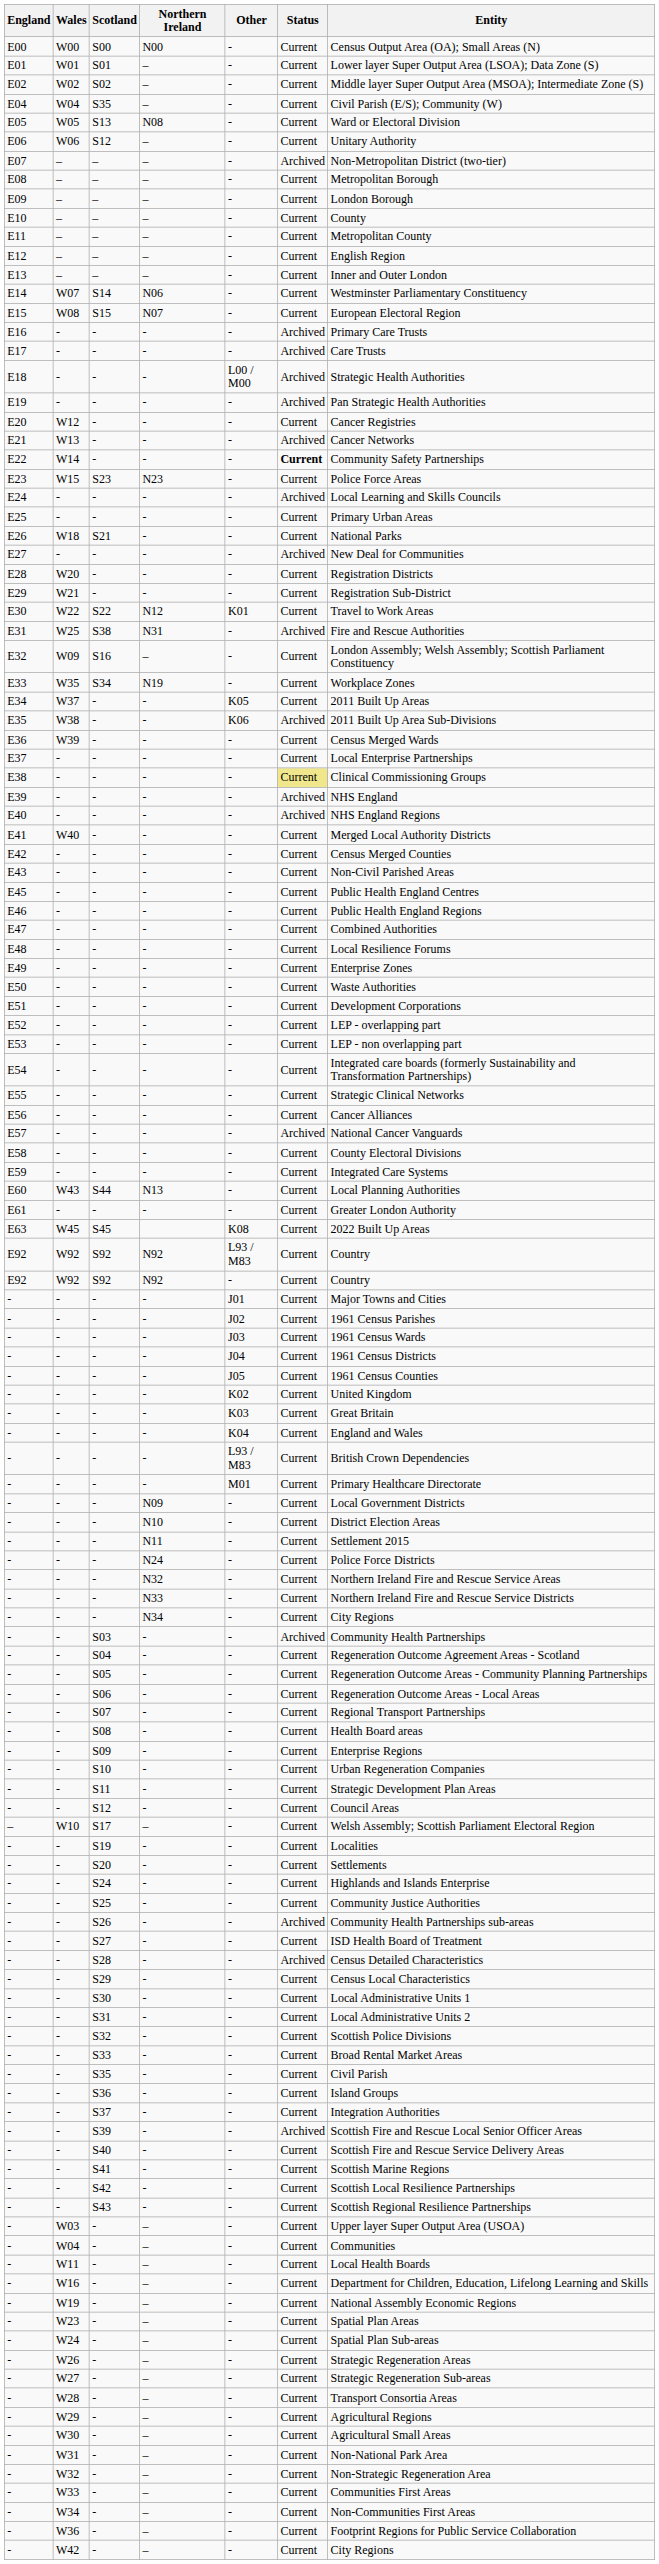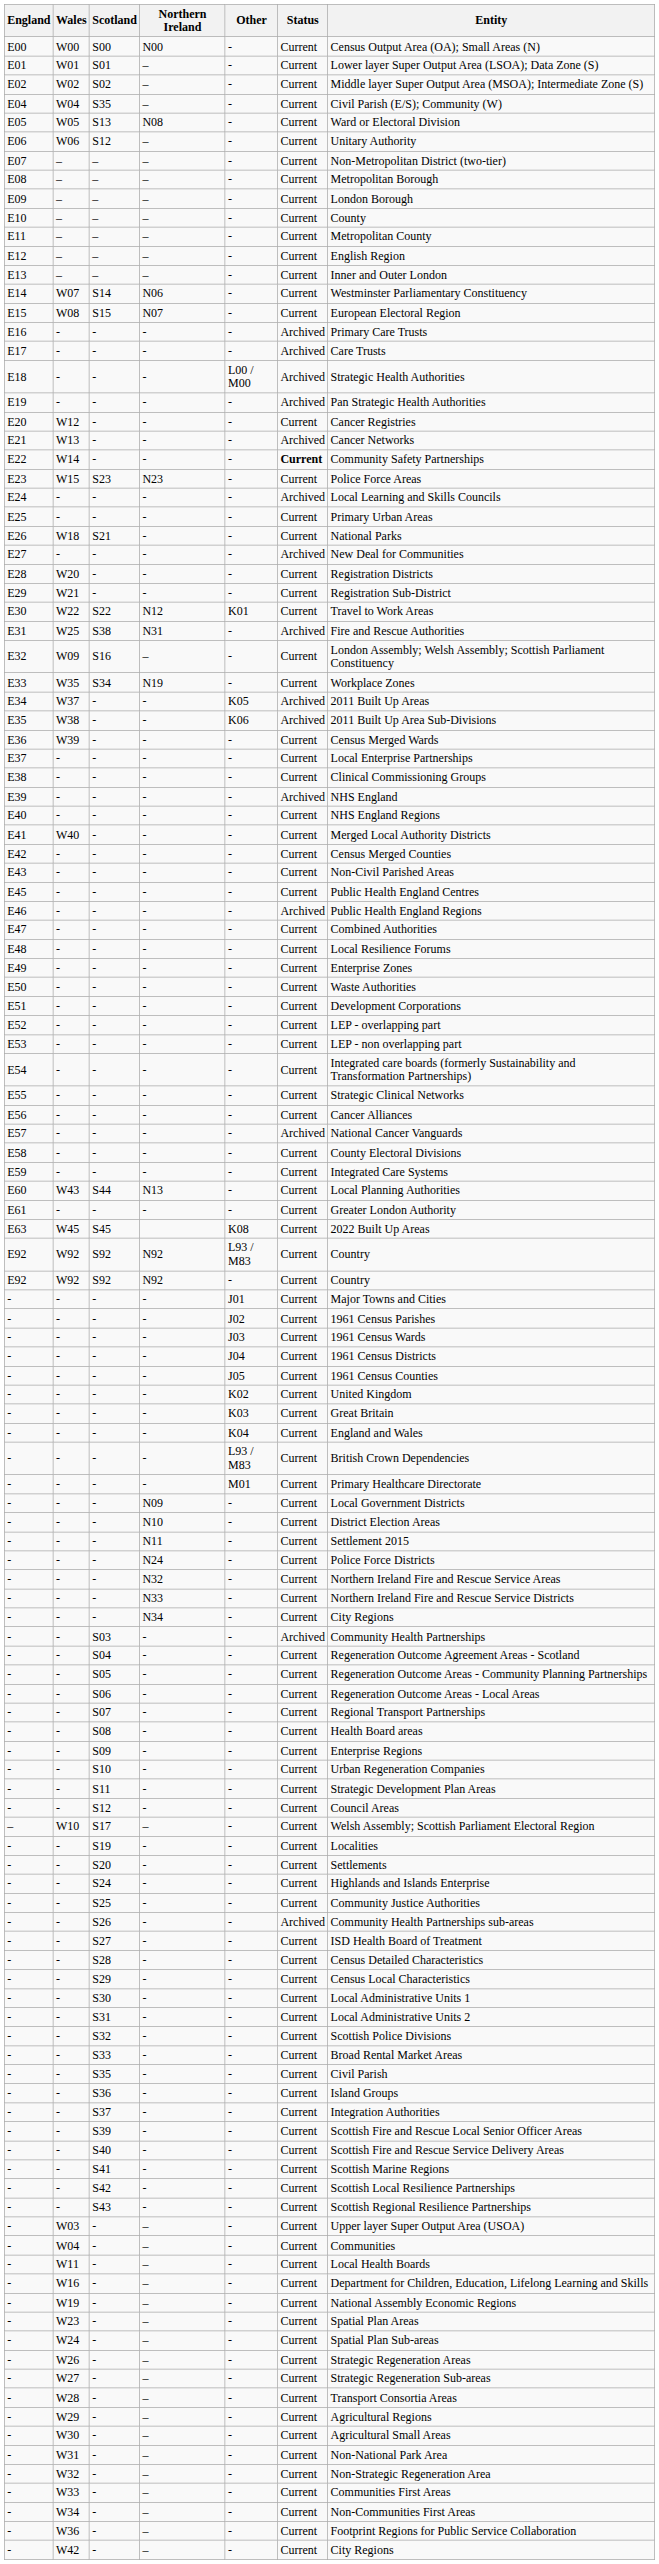(303, 160) Archived -> (299, 160) Current
(299, 701) Current -> (303, 701) Archived
(299, 777) khaki background -> (299, 777) no background
(303, 815) Archived -> (299, 815) Current
(299, 910) Current -> (303, 910) Archived
(303, 1960) Archived -> (299, 1960) Current
(303, 2131) Archived -> (299, 2131) Current
